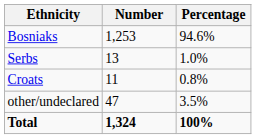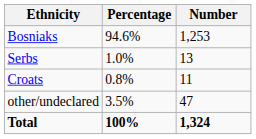columns swapped: (139, 15) <-> (213, 15)
